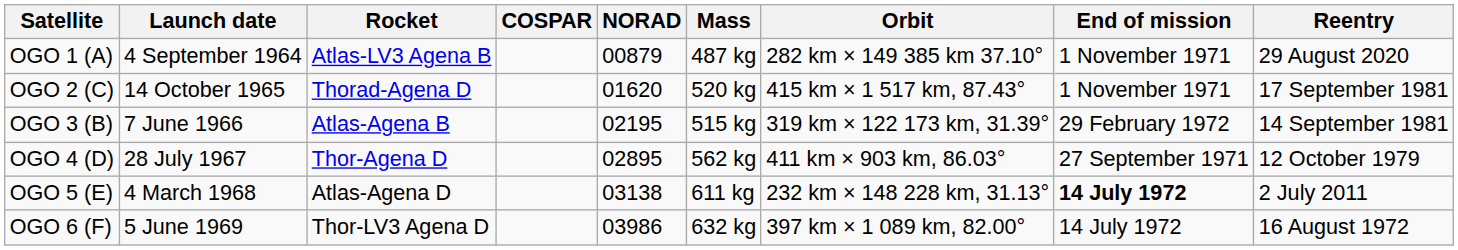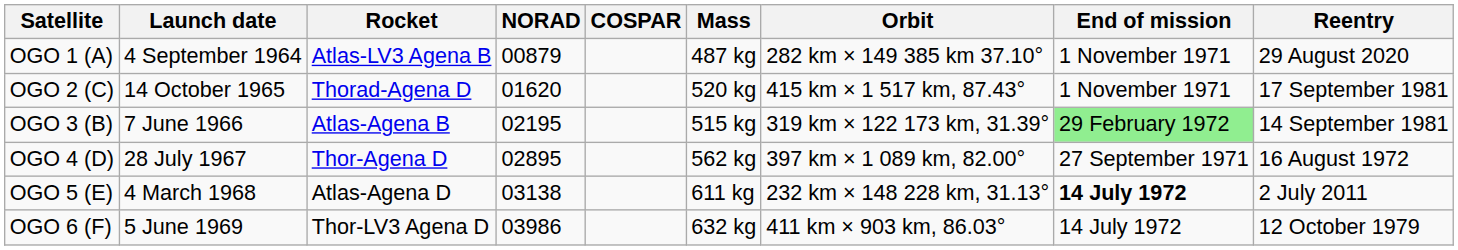columns swapped: (547, 21) <-> (642, 21)
(1144, 124) no background -> (1144, 124) lightgreen background
(886, 158) 411 km × 903 km, 86.03° -> (896, 158) 397 km × 1 089 km, 82.00°
(1339, 158) 12 October 1979 -> (1334, 158) 16 August 1972
(896, 227) 397 km × 1 089 km, 82.00° -> (886, 227) 411 km × 903 km, 86.03°
(1334, 227) 16 August 1972 -> (1339, 227) 12 October 1979
